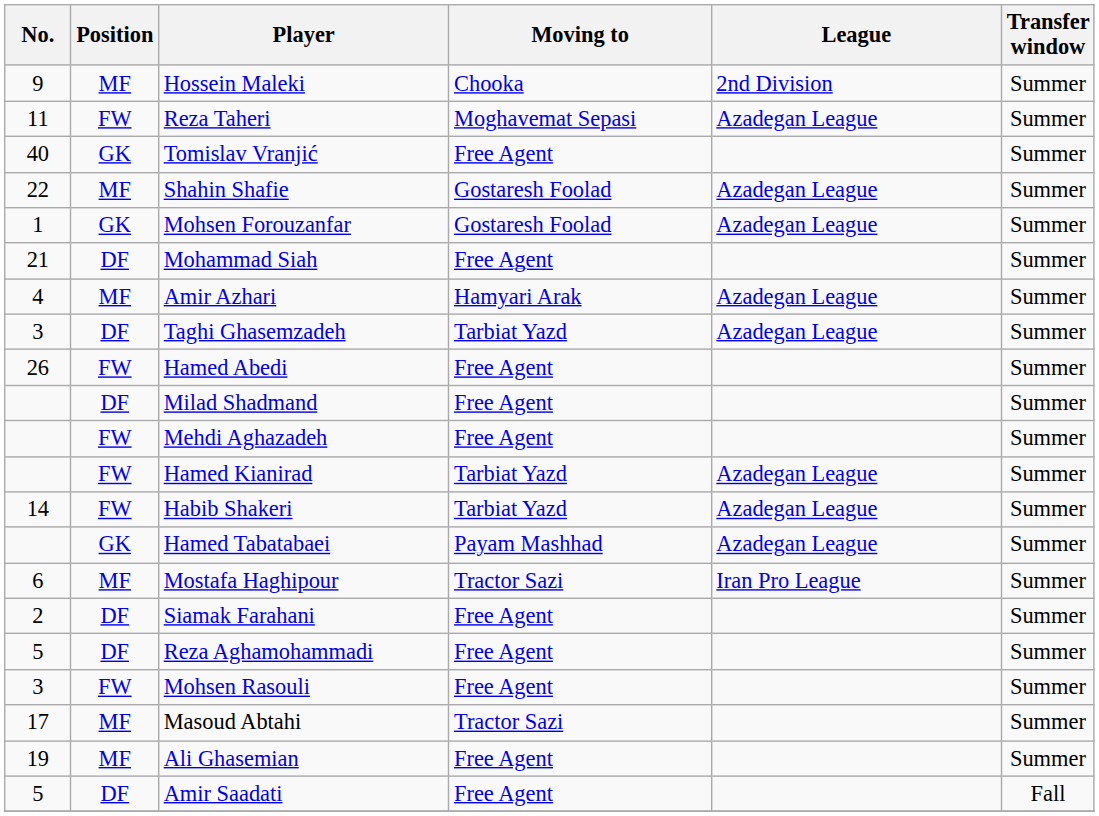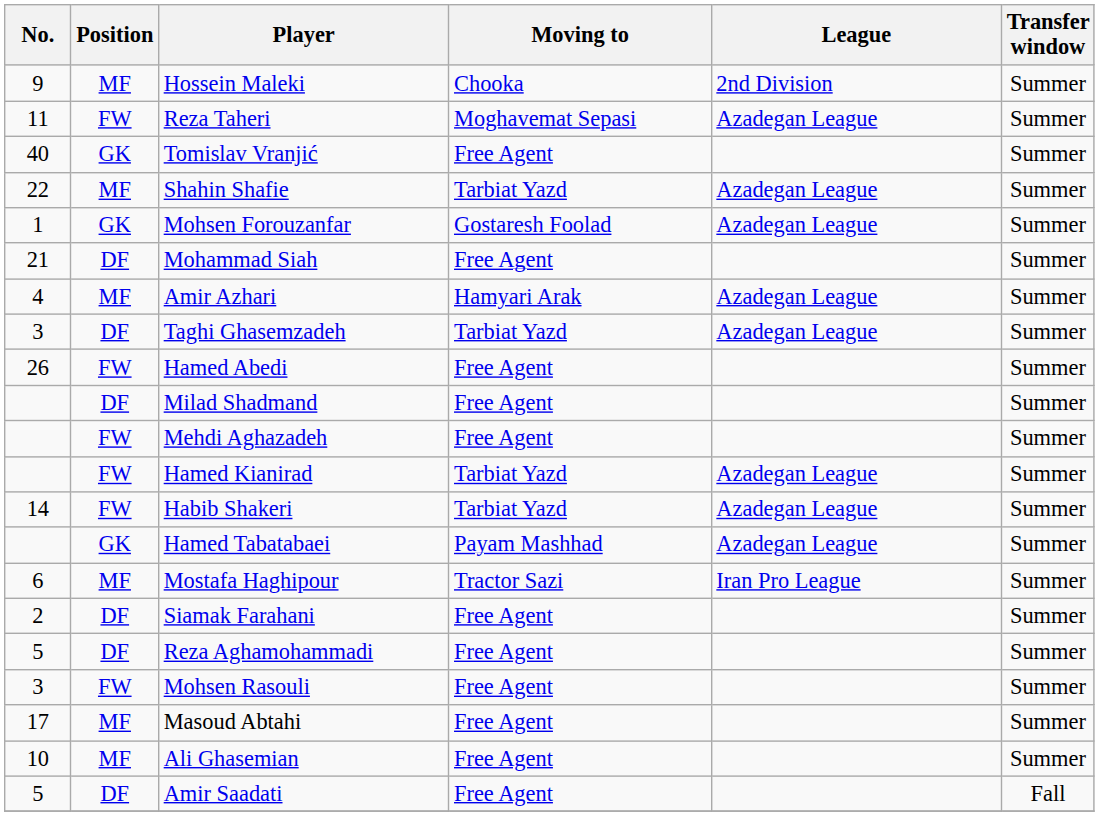(533, 189) Gostaresh Foolad -> (510, 189) Tarbiat Yazd
(509, 722) Tractor Sazi -> (503, 722) Free Agent
(38, 757) 19 -> (38, 757) 10
